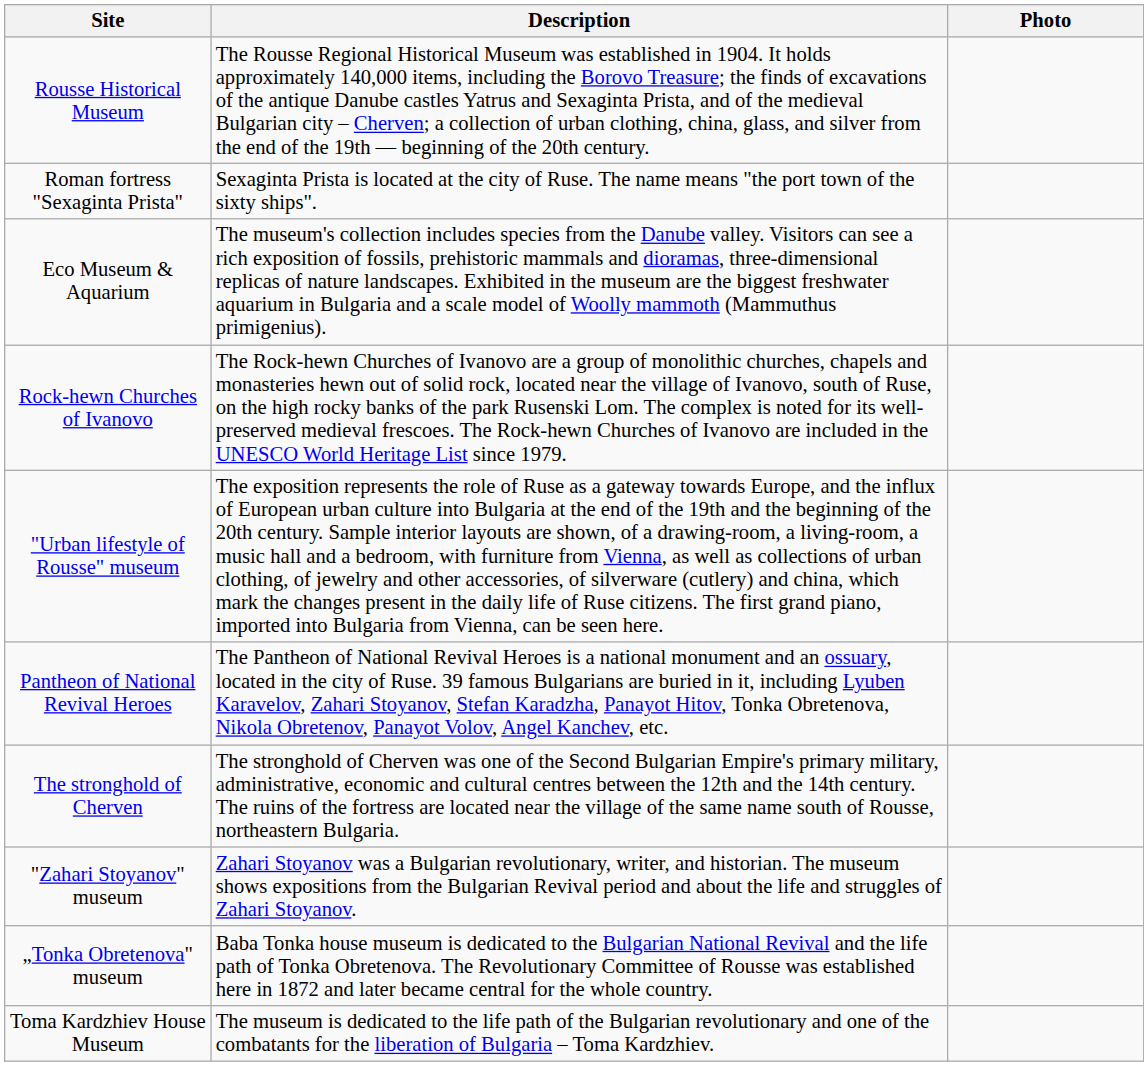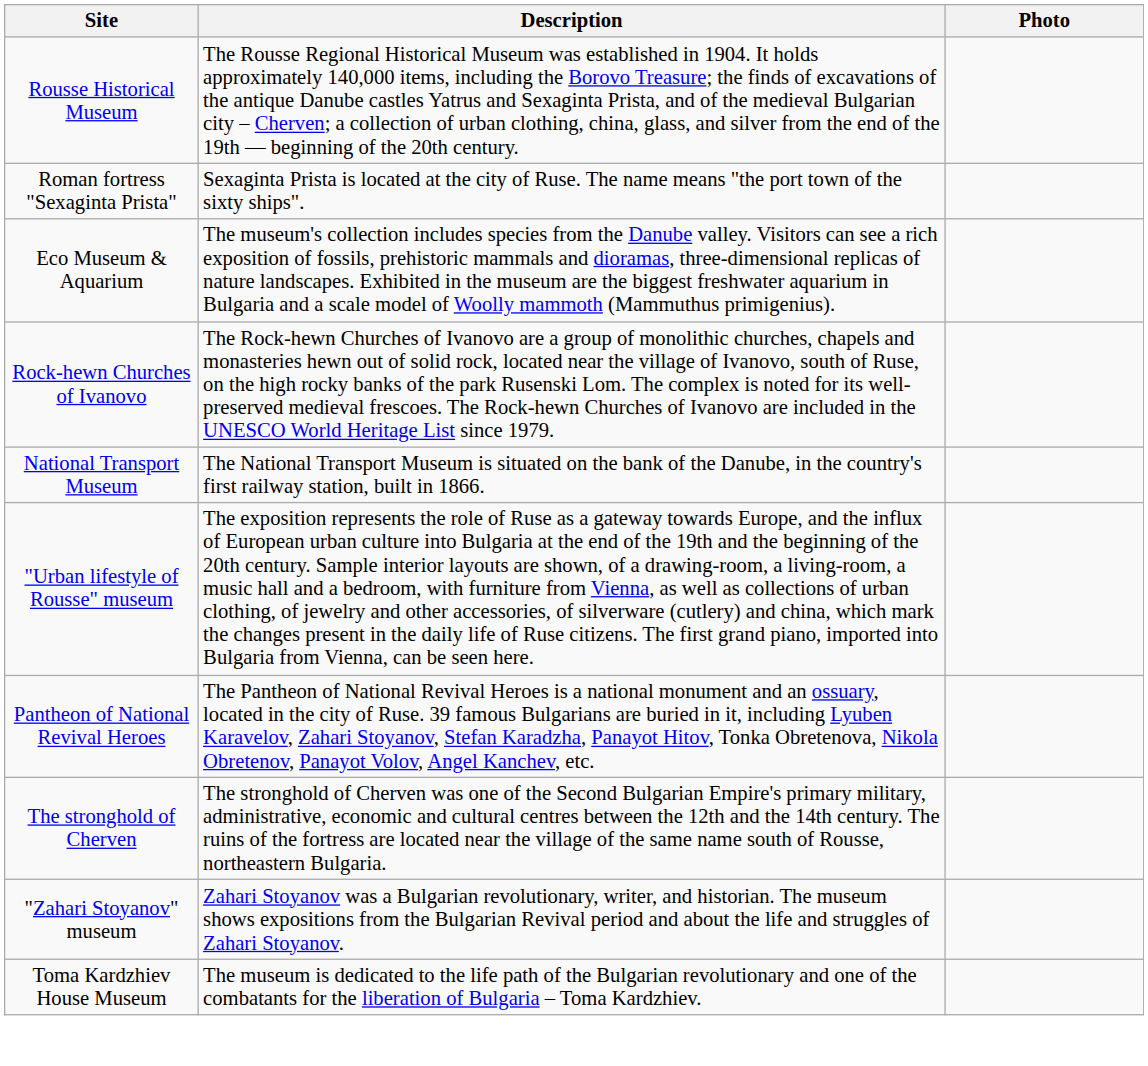+ row: (102, 474)
- row: (108, 965)
